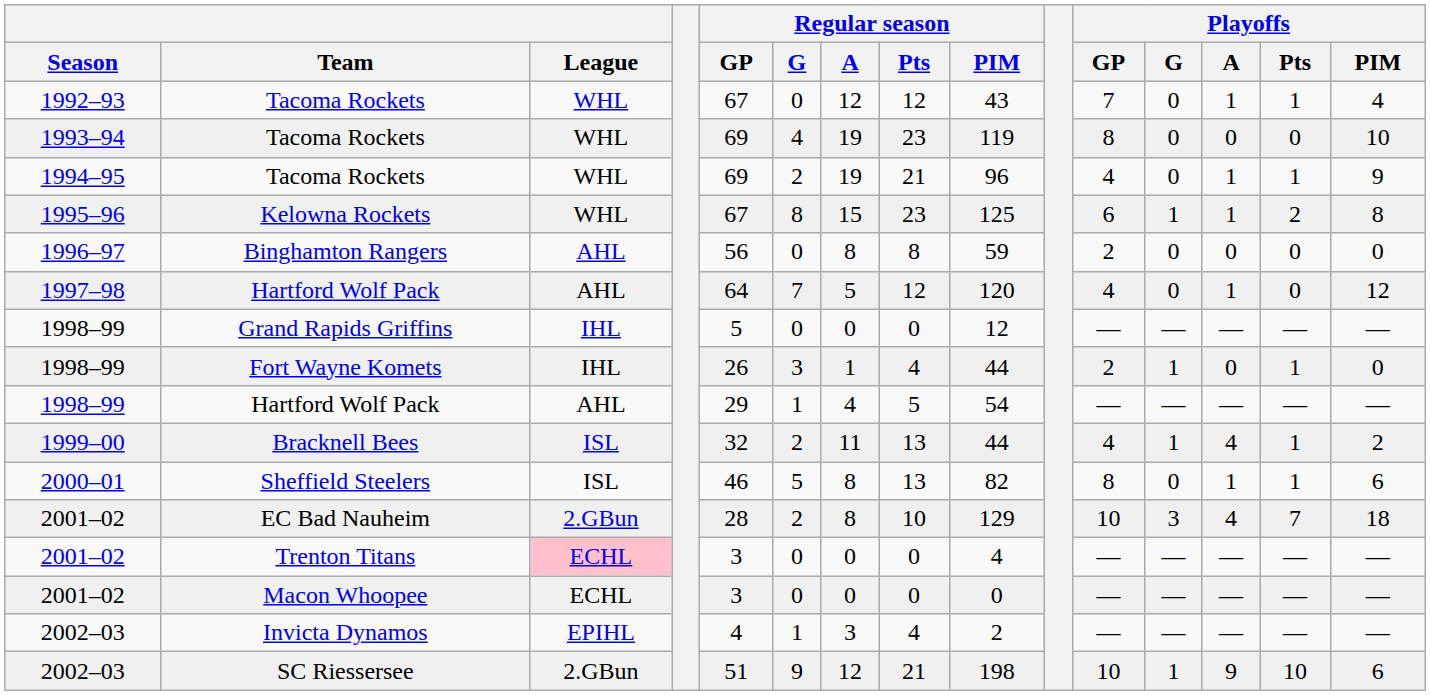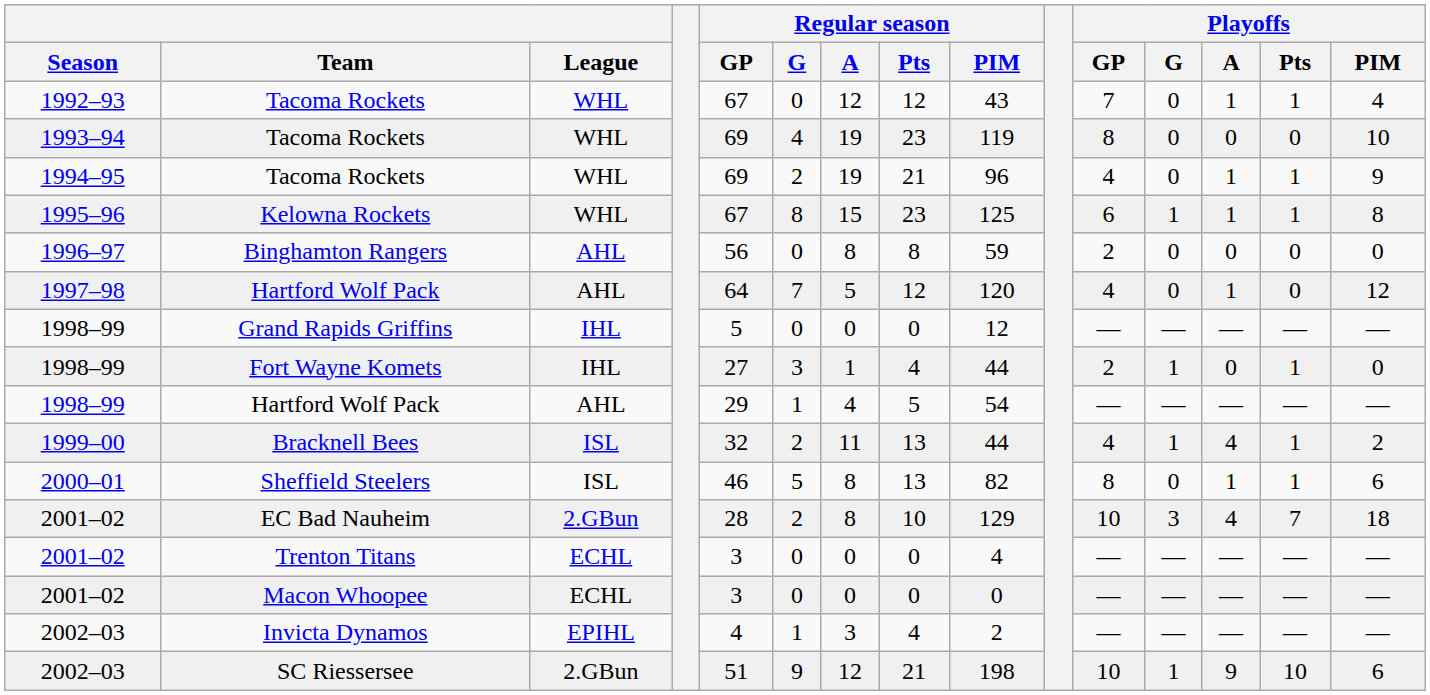(1295, 213) 2 -> (1295, 213) 1
(736, 366) 26 -> (736, 366) 27
(601, 556) pink background -> (601, 556) no background
